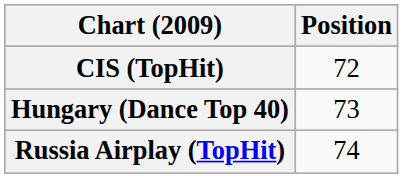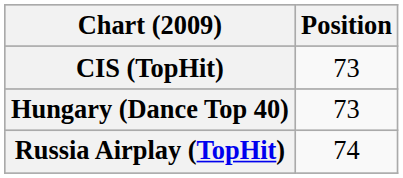(347, 67) 72 -> (347, 67) 73
